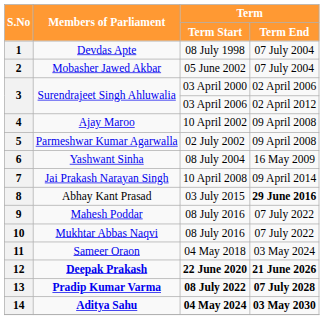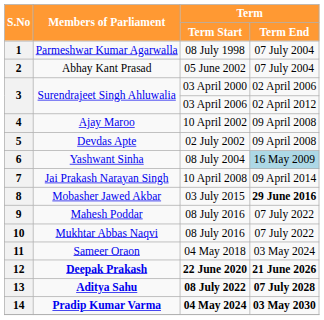(107, 50) Devdas Apte -> (107, 50) Parmeshwar Kumar Agarwalla
(107, 68) Mobasher Jawed Akbar -> (107, 68) Abhay Kant Prasad
(107, 141) Parmeshwar Kumar Agarwalla -> (107, 141) Devdas Apte
(284, 159) no background -> (284, 159) lightblue background
(107, 196) Abhay Kant Prasad -> (107, 196) Mobasher Jawed Akbar
(107, 287) Pradip Kumar Varma -> (107, 287) Aditya Sahu
(107, 305) Aditya Sahu -> (107, 305) Pradip Kumar Varma
